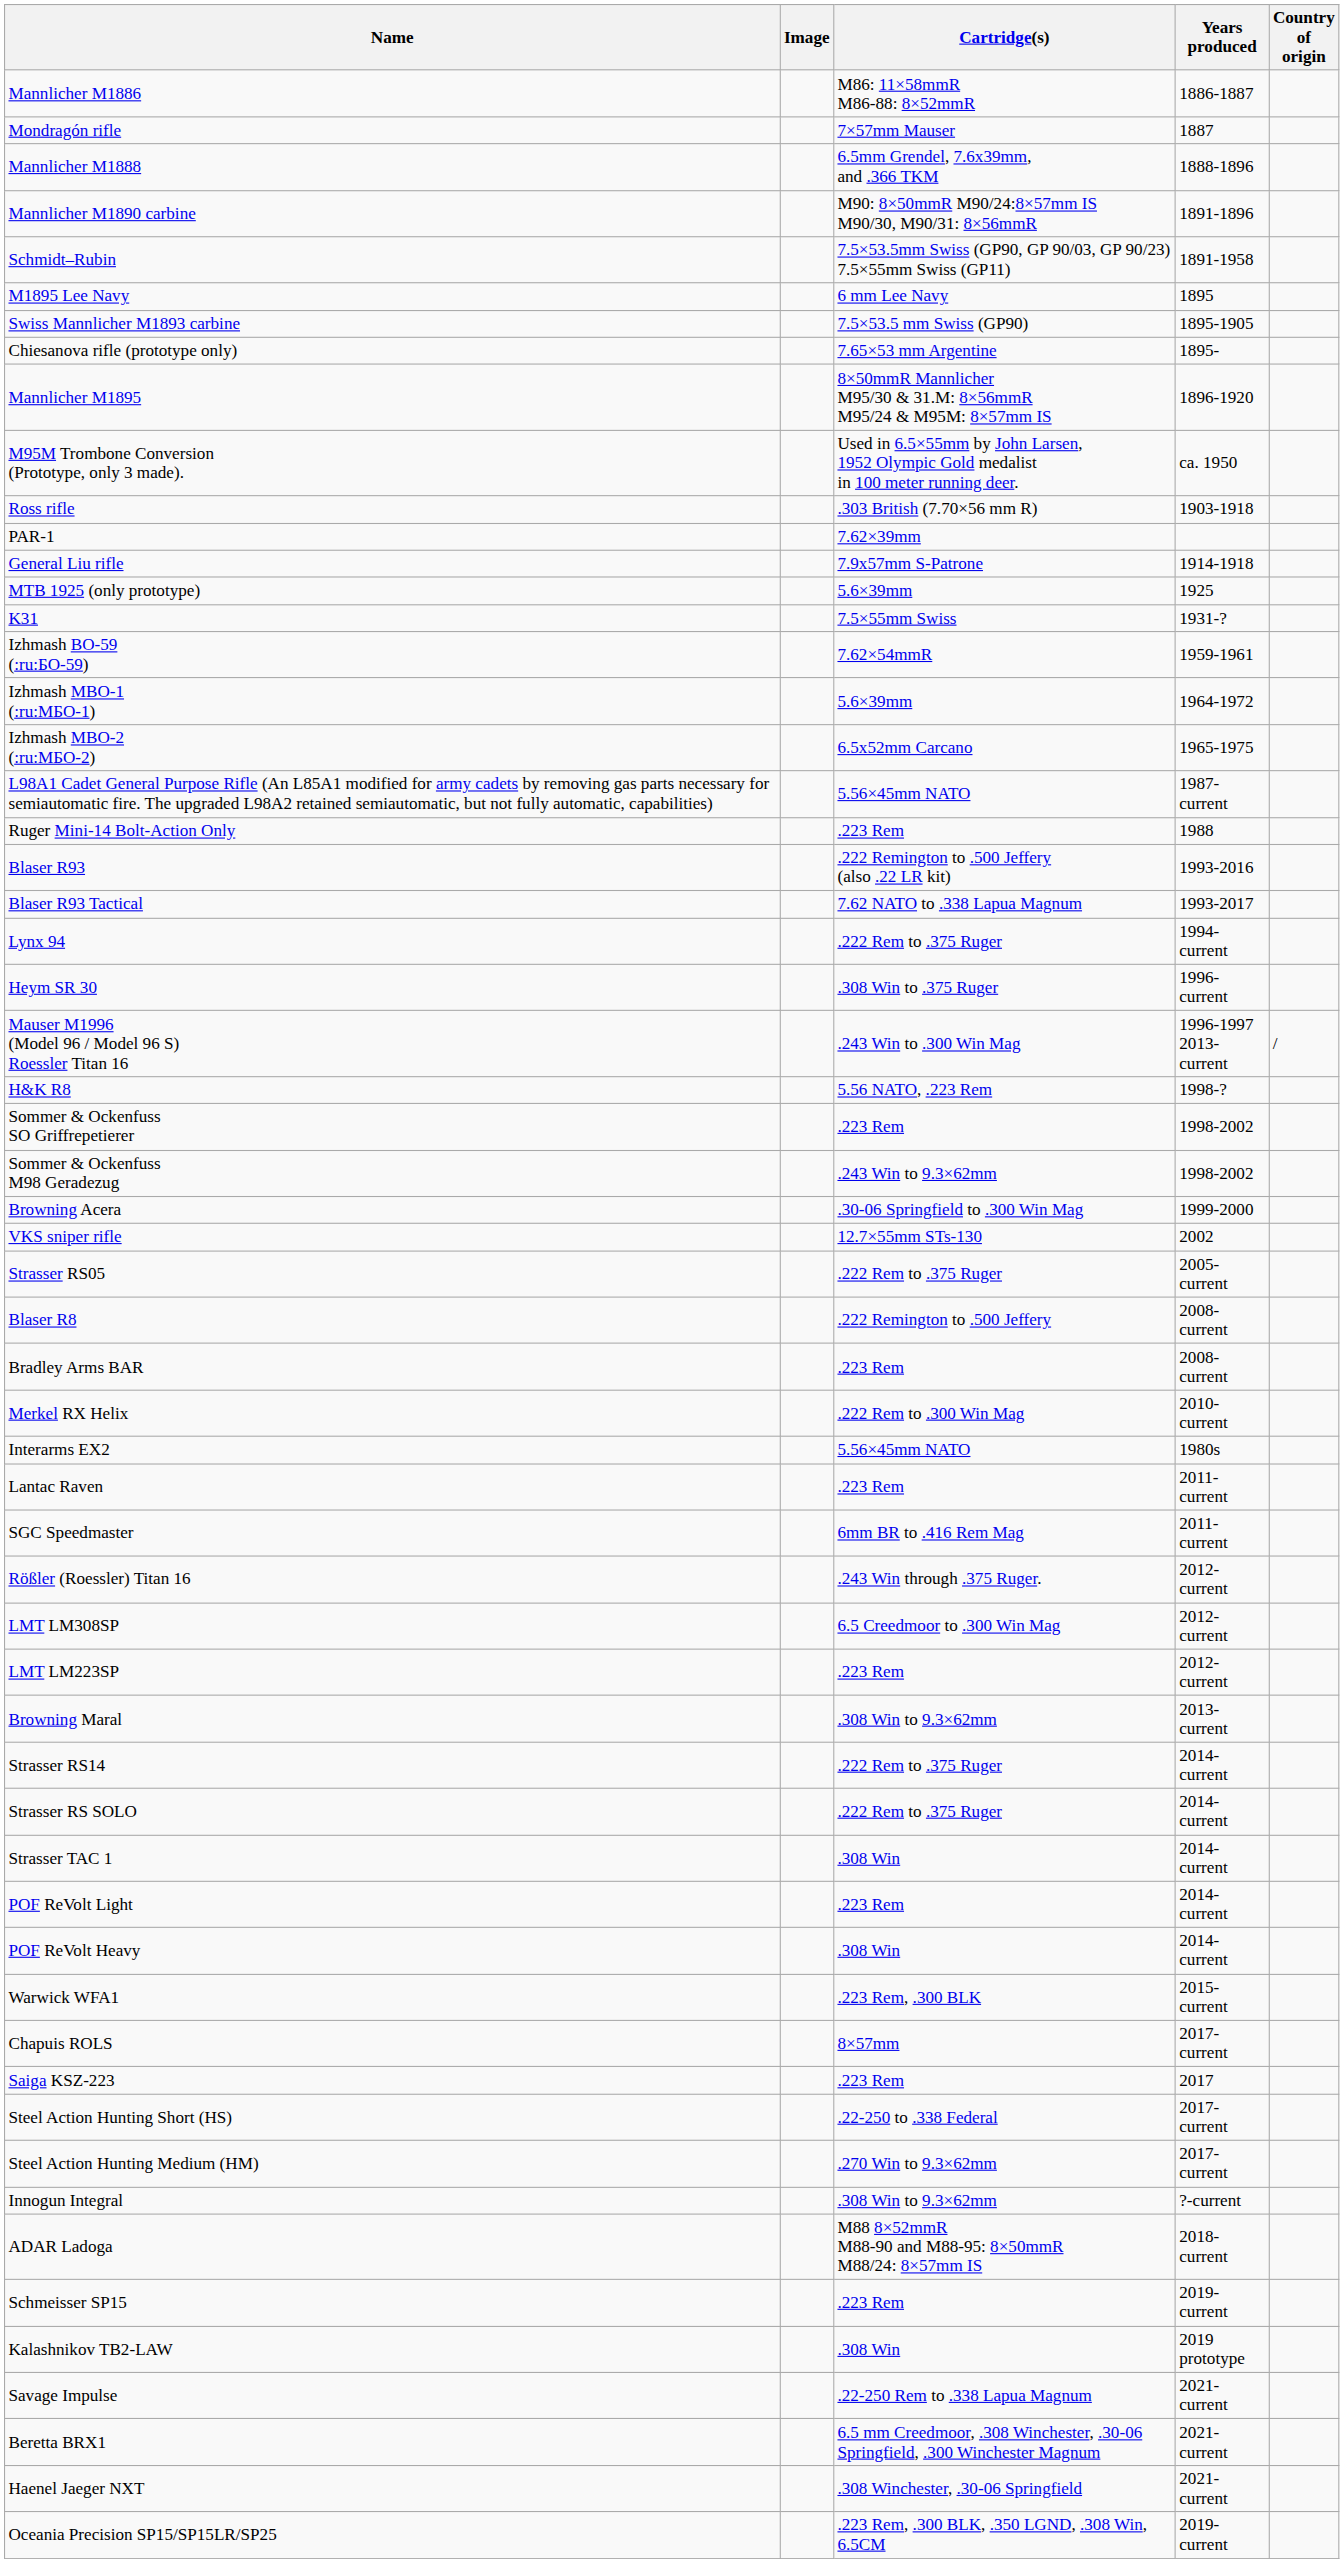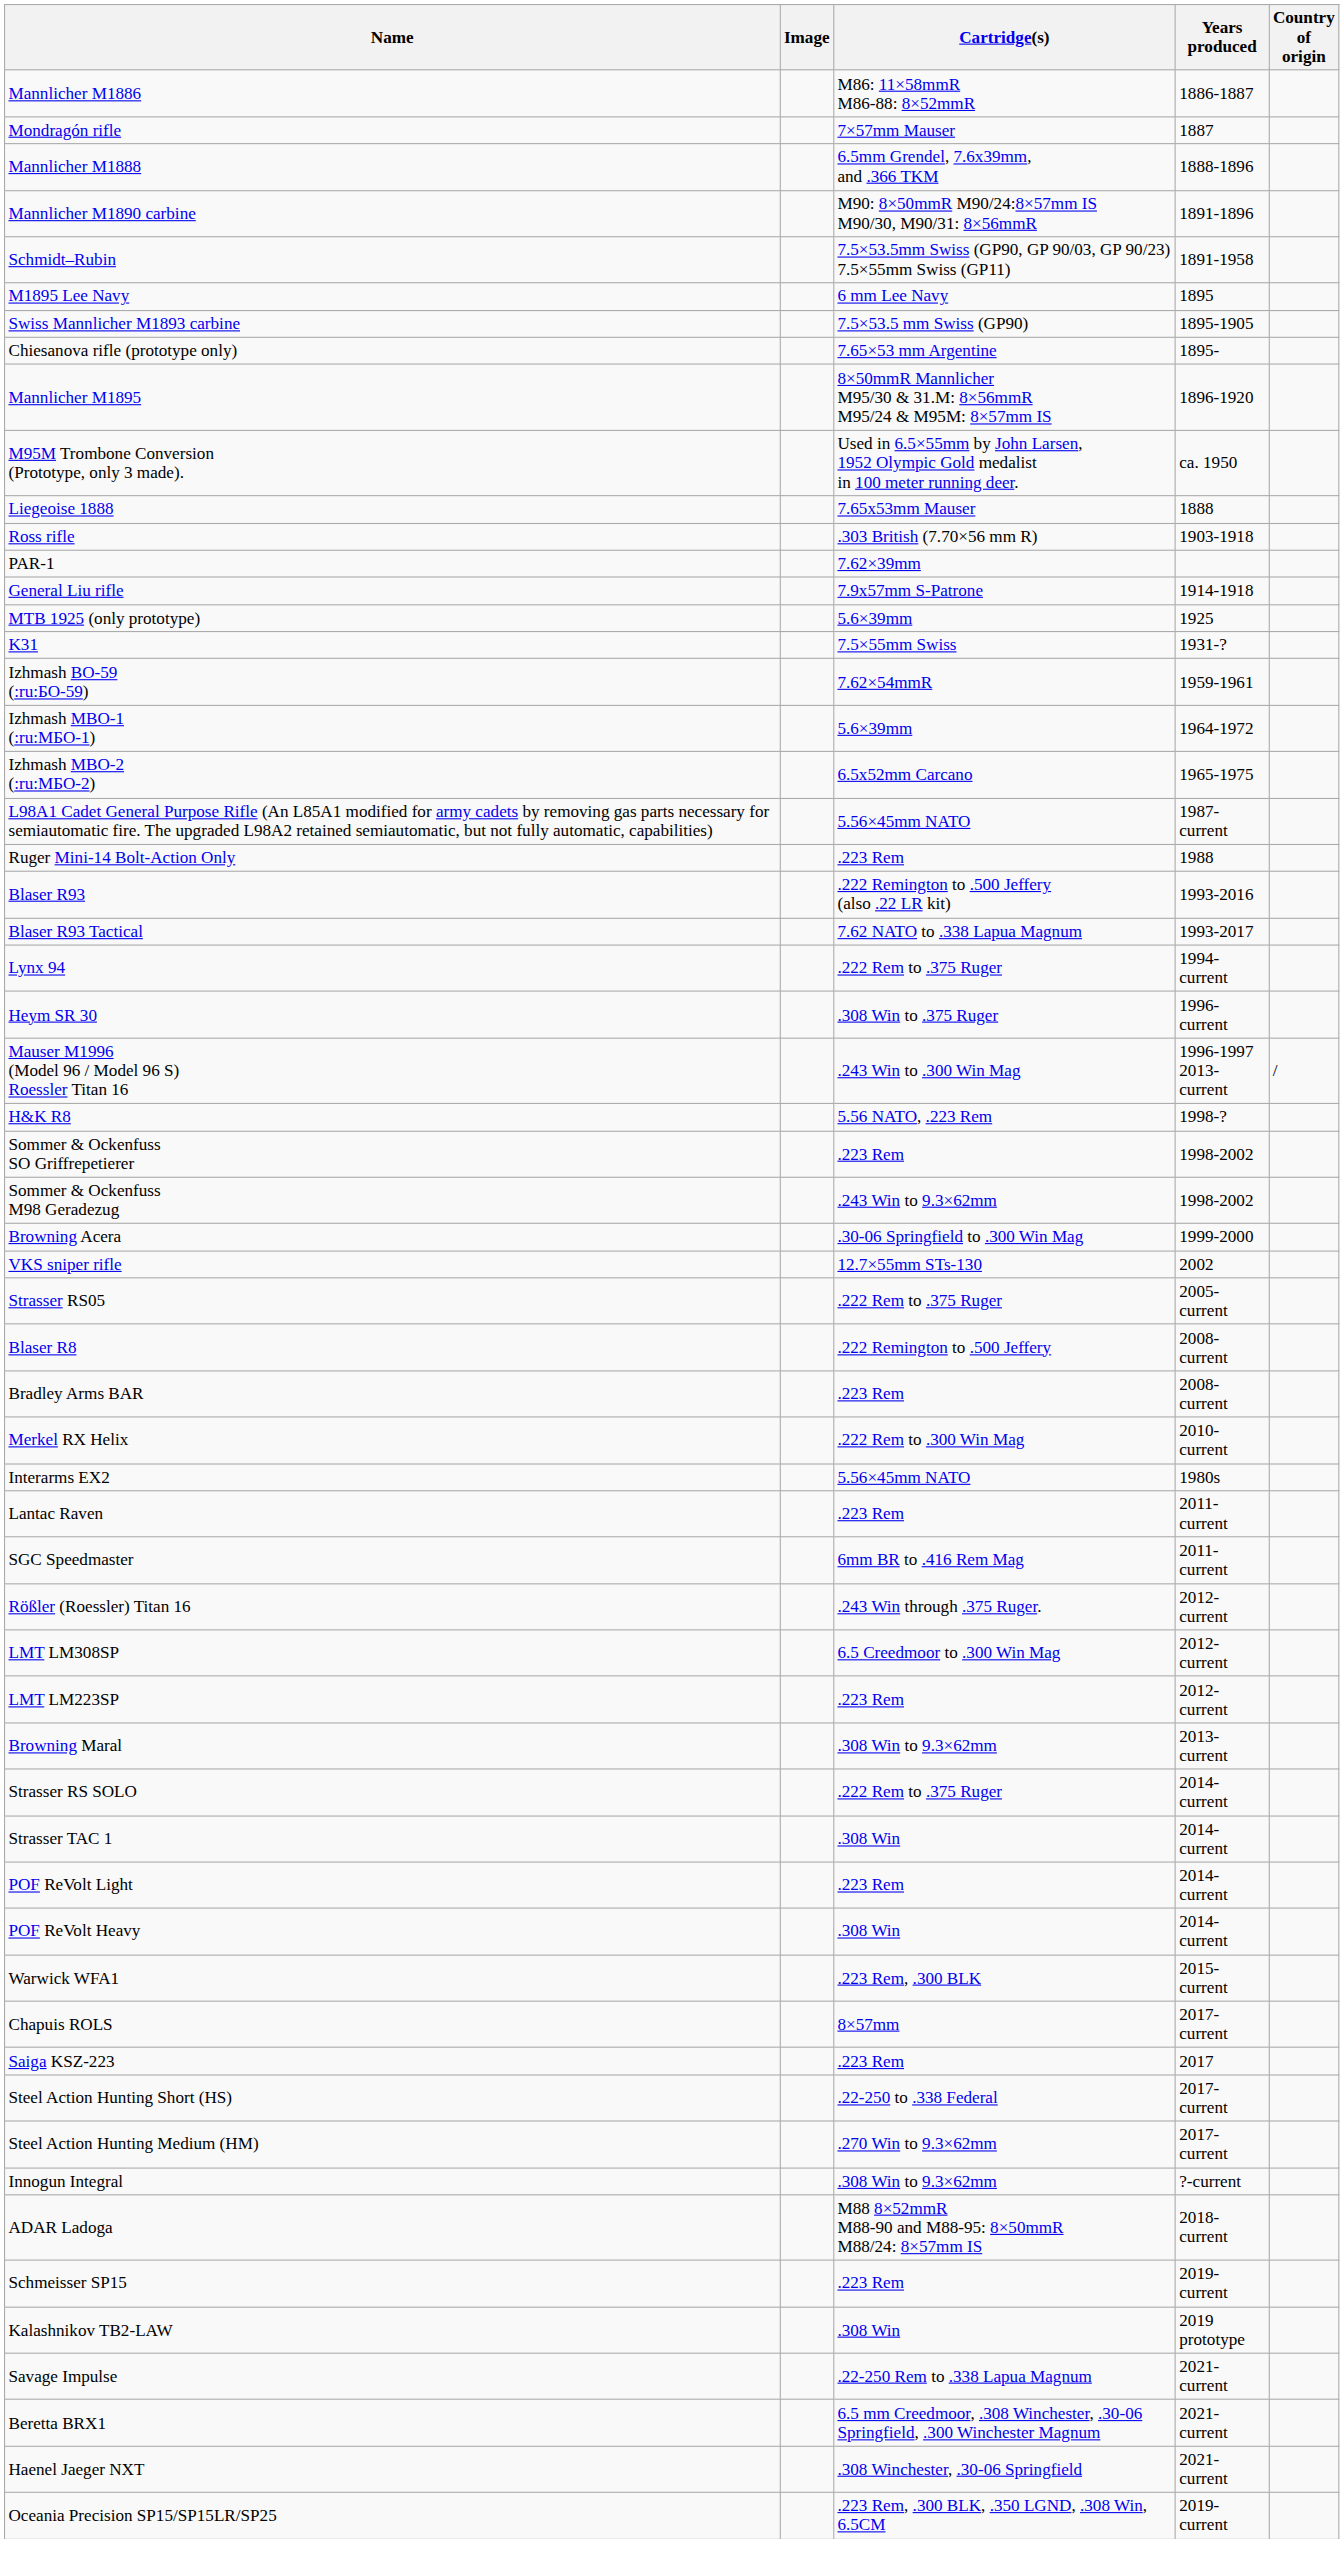+ row: (61, 509)
- row: (57, 1765)
